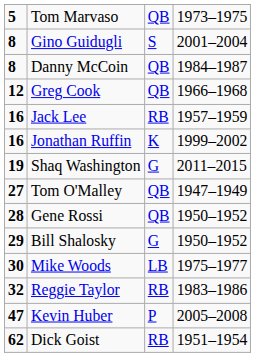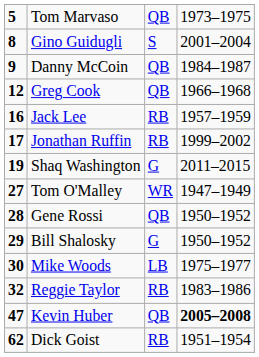(12, 66) 8 -> (12, 66) 9
(16, 141) 16 -> (16, 141) 17
(153, 141) K -> (158, 141) RB
(159, 191) QB -> (160, 191) WR
(152, 315) P -> (159, 315) QB
(212, 315) normal -> (216, 315) bold
